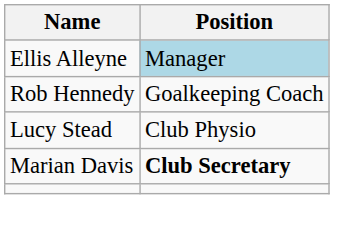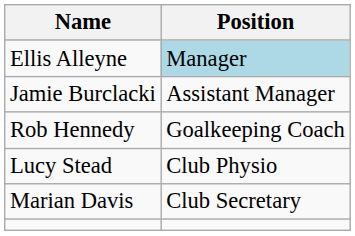+ row: (83, 93)
(218, 165) bold -> (234, 201) normal
